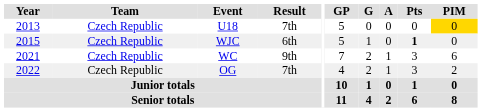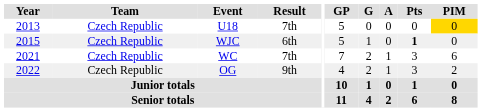(289, 55) 9th -> (289, 55) 7th
(289, 70) 7th -> (289, 70) 9th
